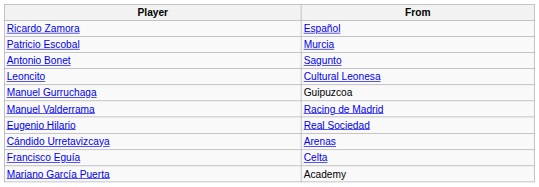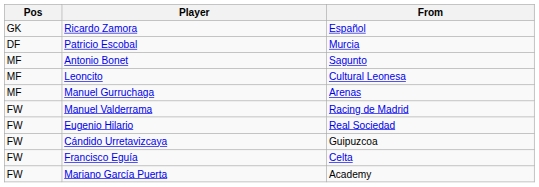+ column: (33, 13)
(328, 93) Guipuzcoa -> (345, 93) Arenas
(320, 142) Arenas -> (353, 142) Guipuzcoa
